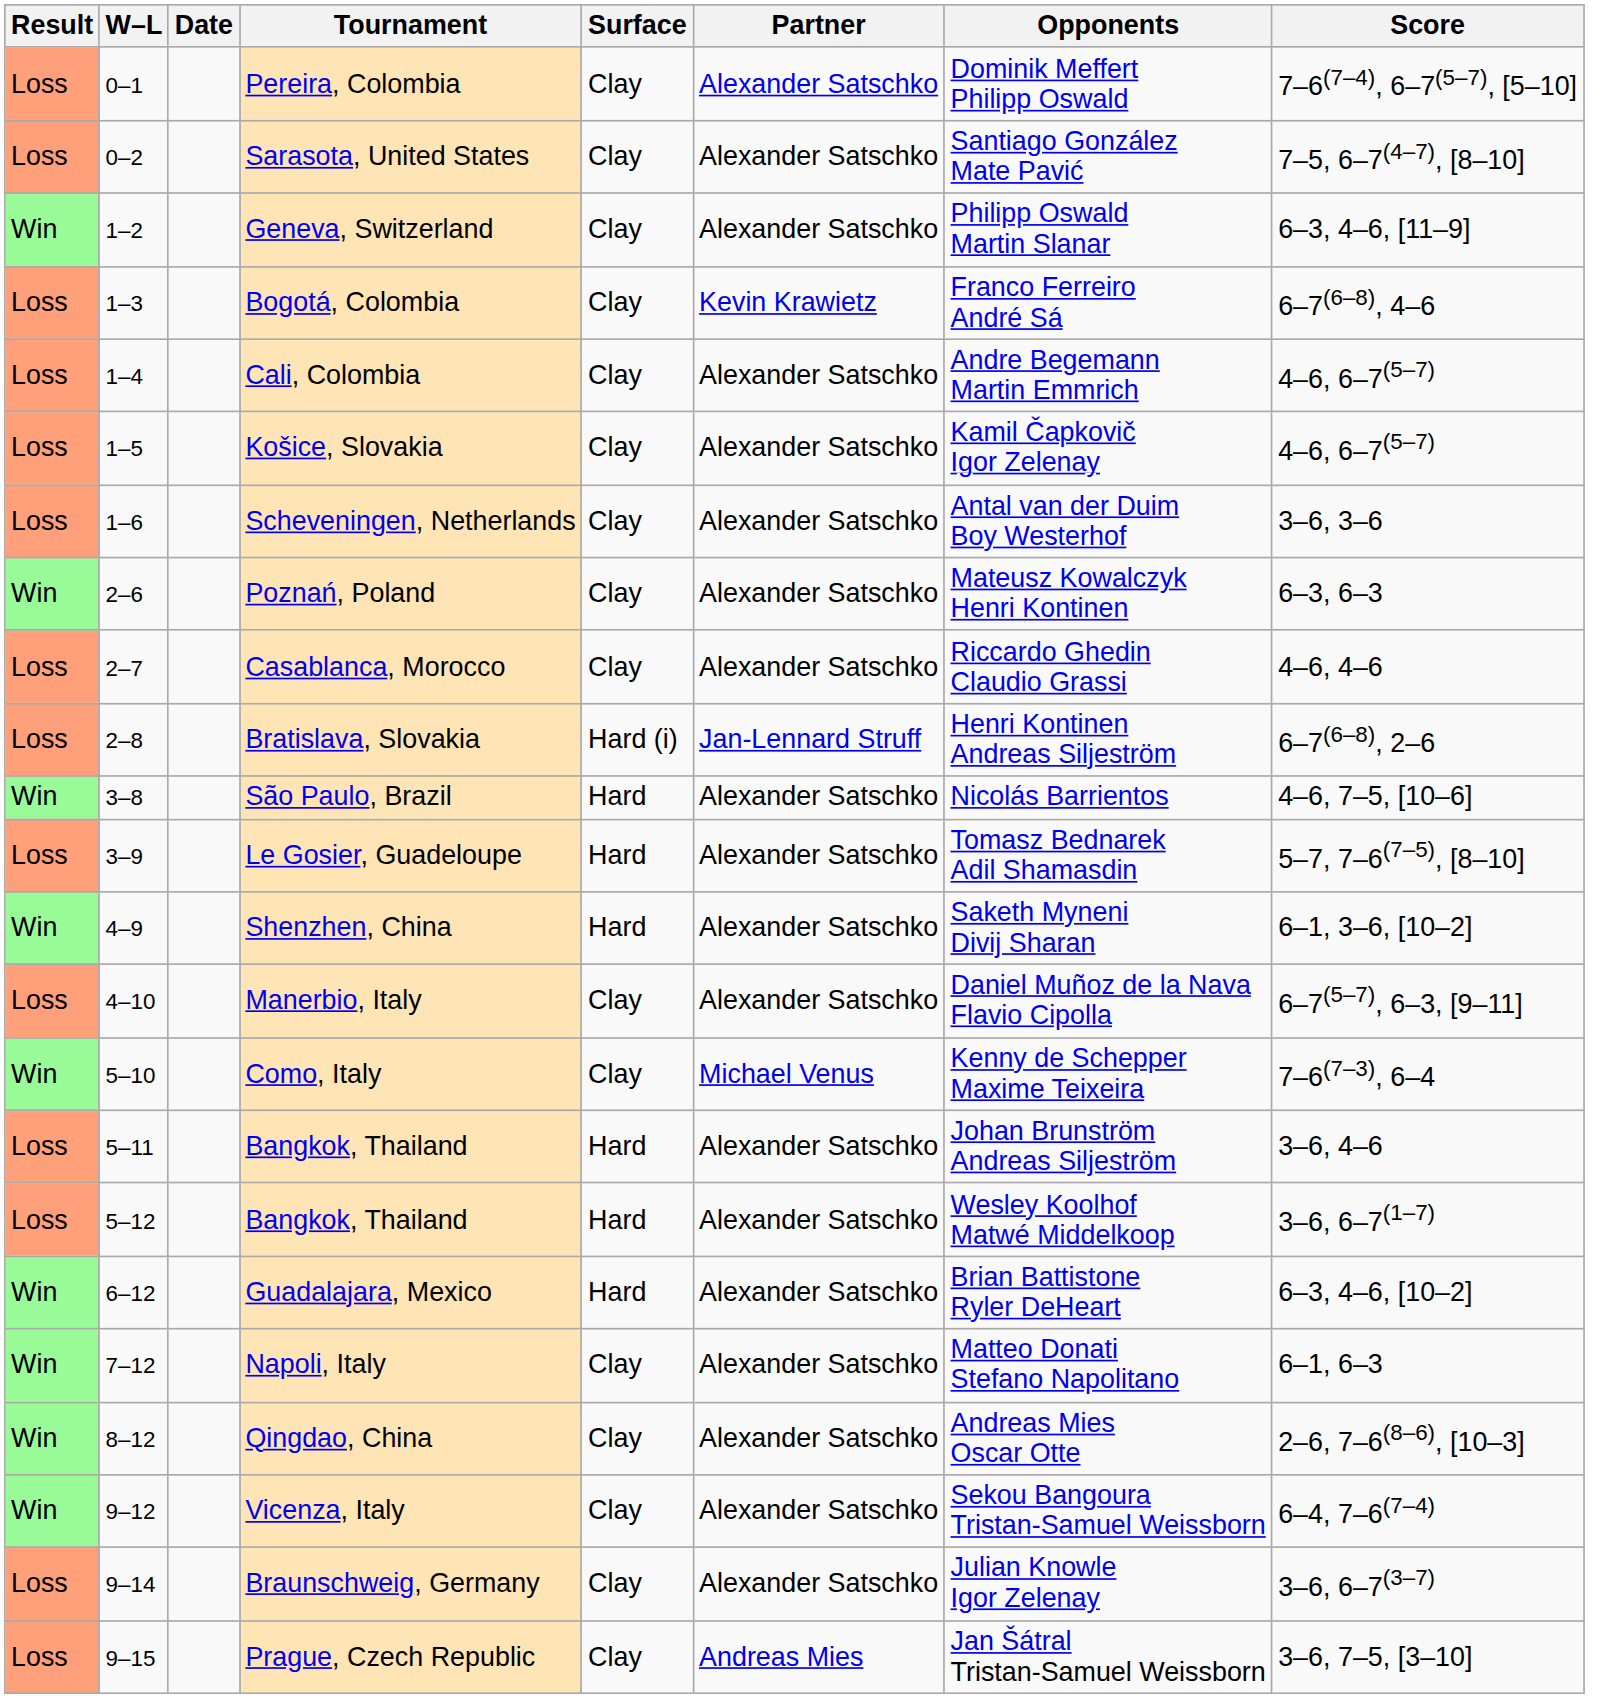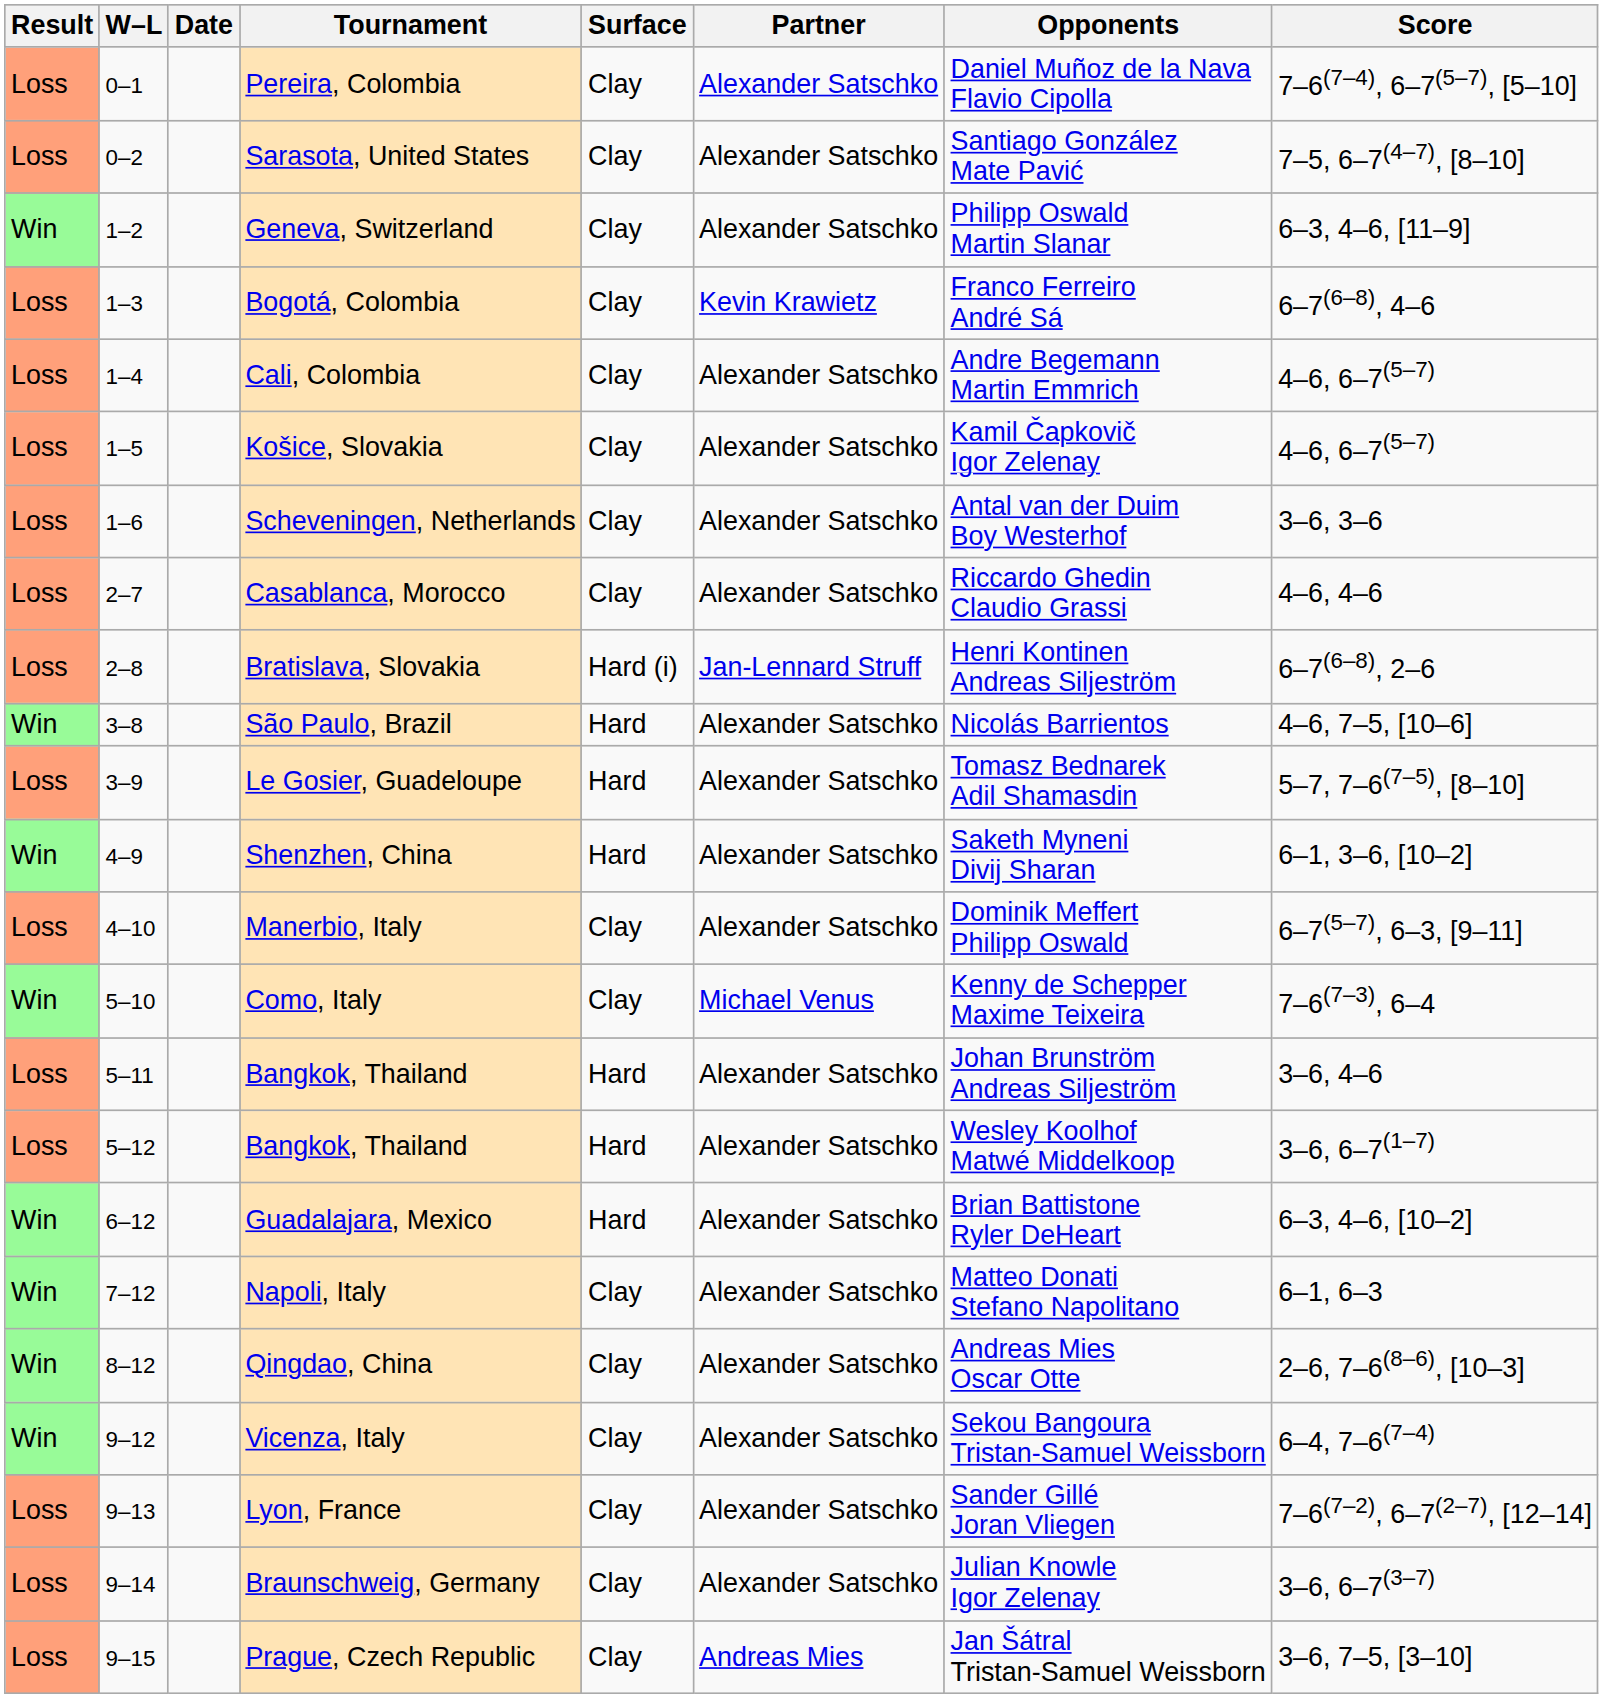(1044, 83) Dominik Meffert Philipp Oswald -> (1101, 83) Daniel Muñoz de la Nava Flavio Cipolla
- row: (124, 595)
(1101, 1000) Daniel Muñoz de la Nava Flavio Cipolla -> (1044, 927) Dominik Meffert Philipp Oswald
+ row: (130, 1512)
